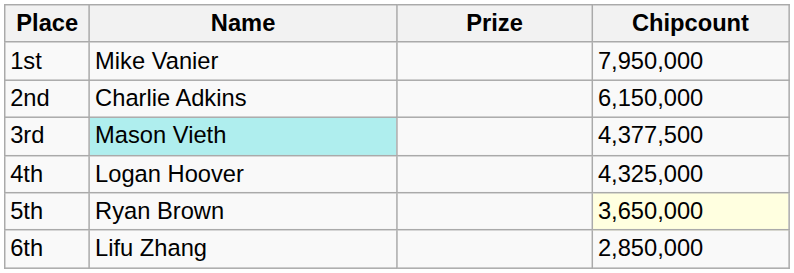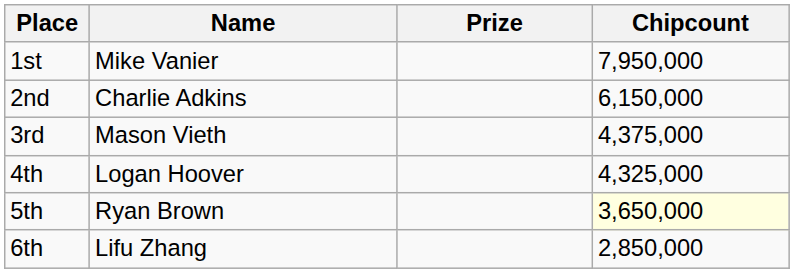(161, 135) paleturquoise background -> (161, 135) no background
(651, 135) 4,377,500 -> (651, 135) 4,375,000
